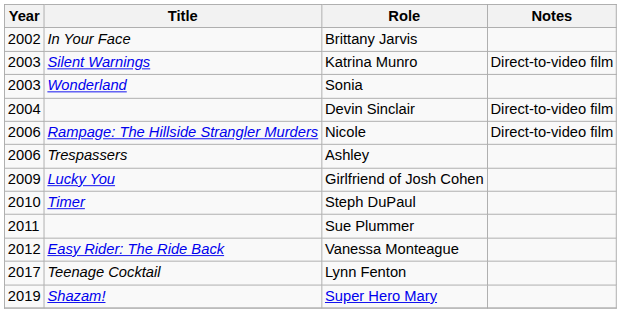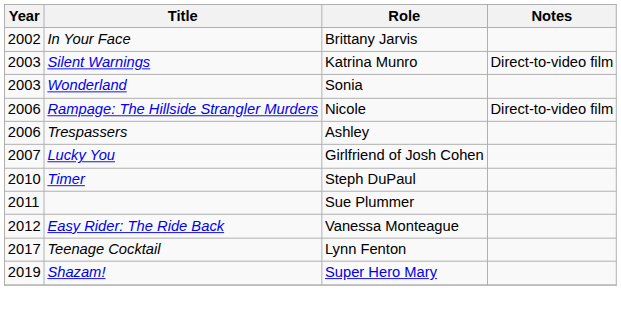- row: (370, 109)
(24, 179) 2009 -> (24, 156) 2007
